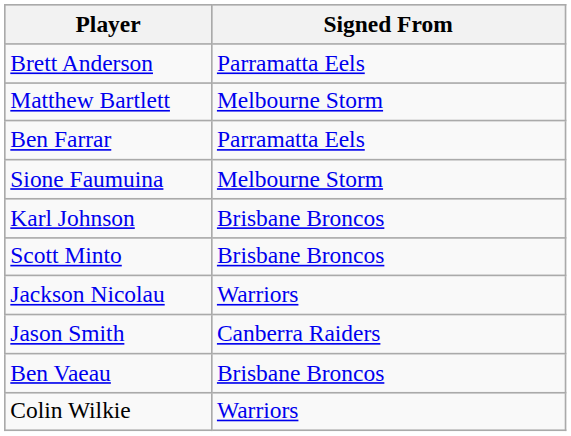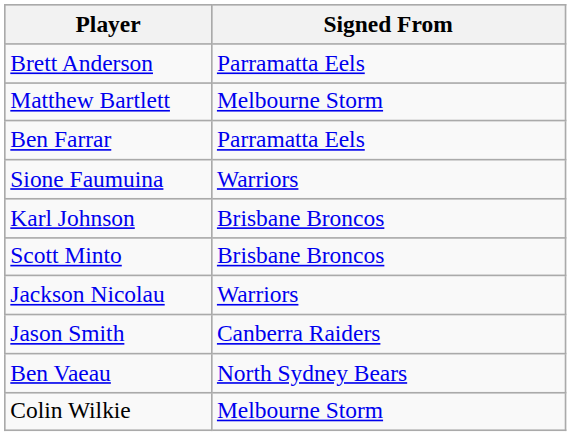(300, 179) Melbourne Storm -> (258, 179) Warriors
(301, 372) Brisbane Broncos -> (312, 372) North Sydney Bears
(258, 411) Warriors -> (300, 411) Melbourne Storm
